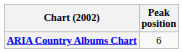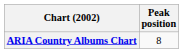(159, 40) 6 -> (159, 40) 8
